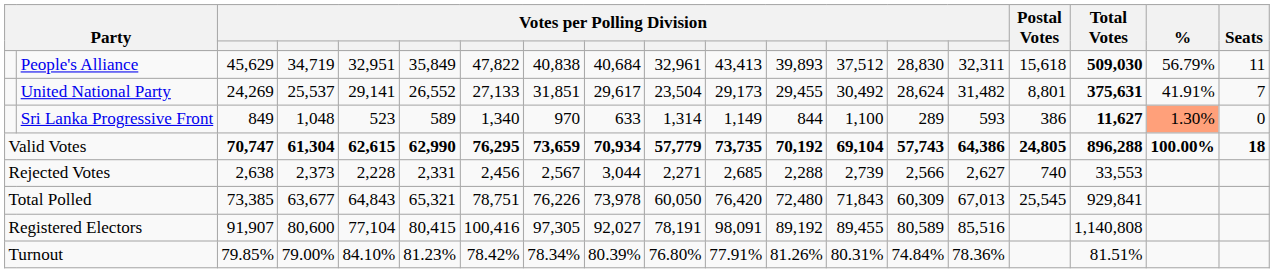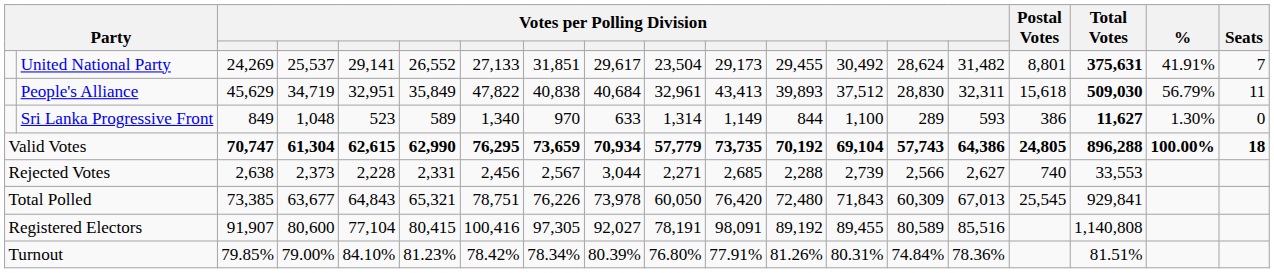rows swapped: (79, 64) <-> (96, 91)
(1193, 118) lightsalmon background -> (1193, 118) no background
